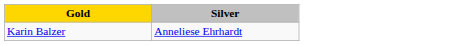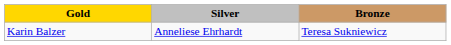+ column: (372, 13)
